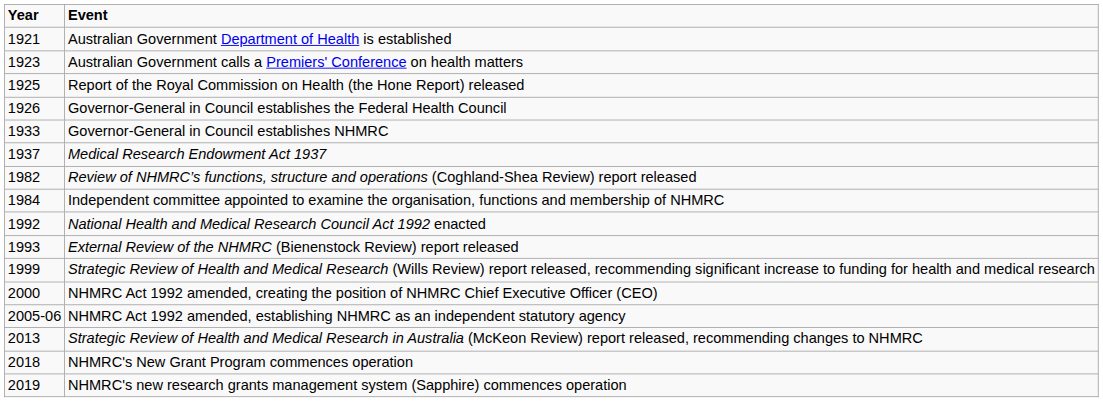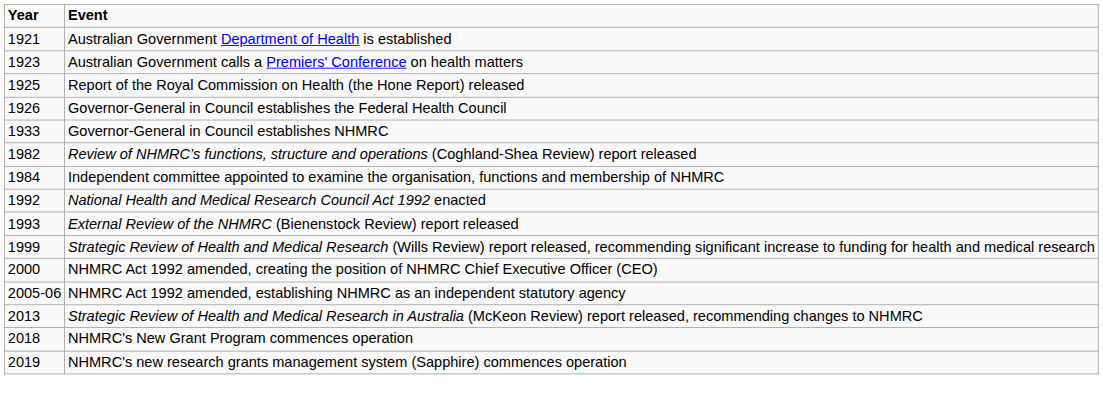- row: (197, 154)
